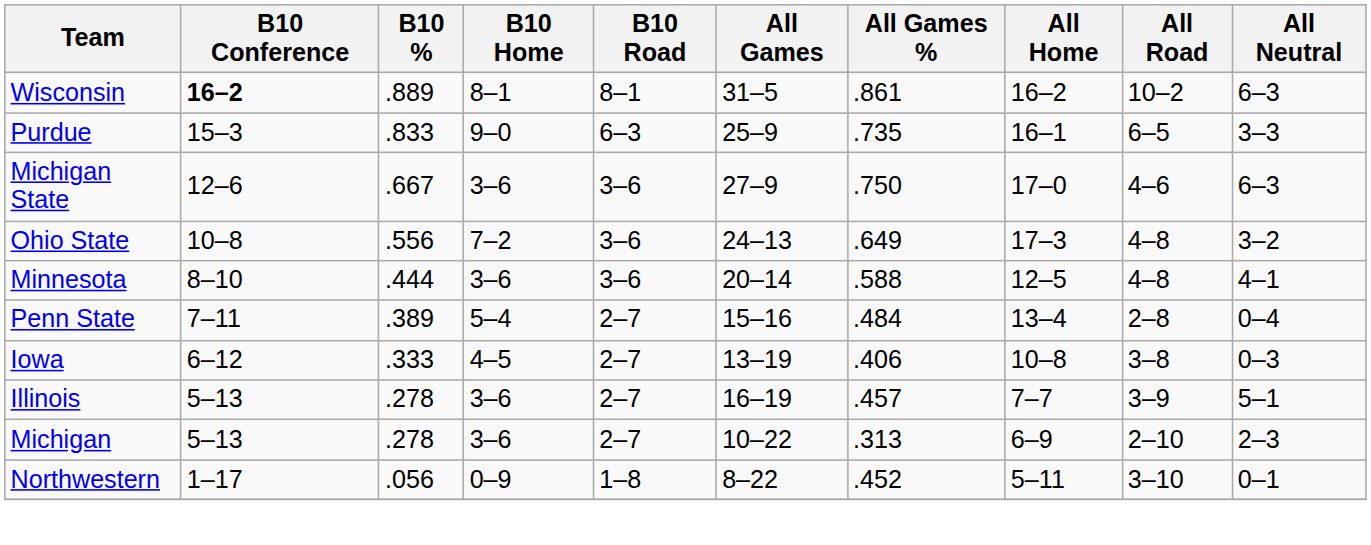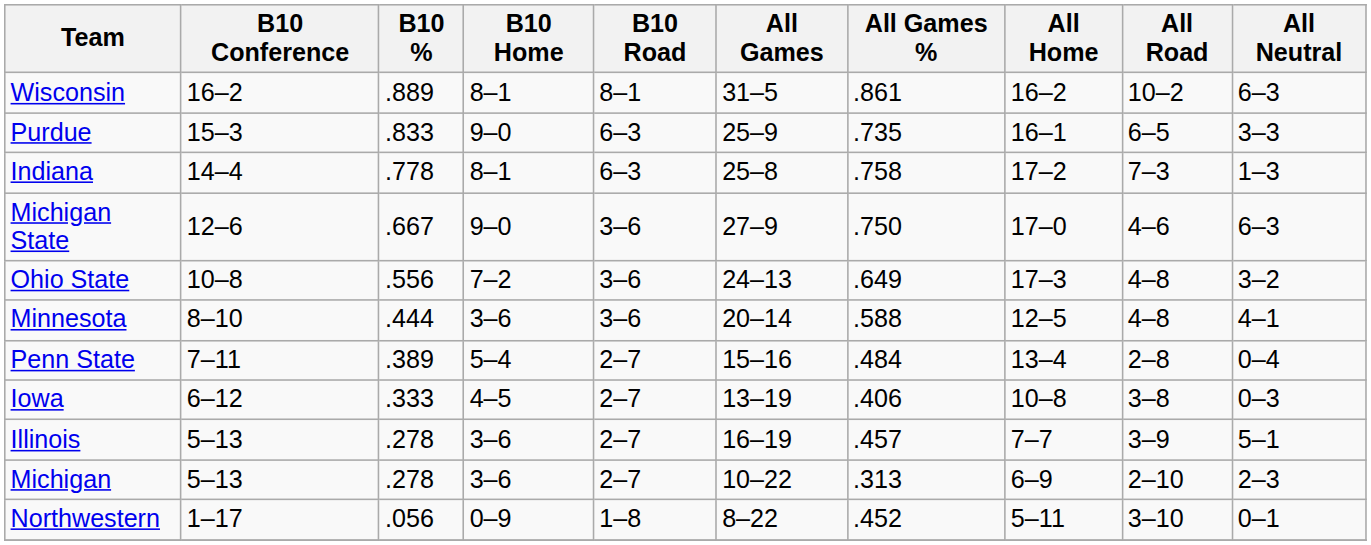(215, 92) bold -> (215, 92) normal
+ row: (52, 172)
(491, 186) 3–6 -> (491, 226) 9–0
